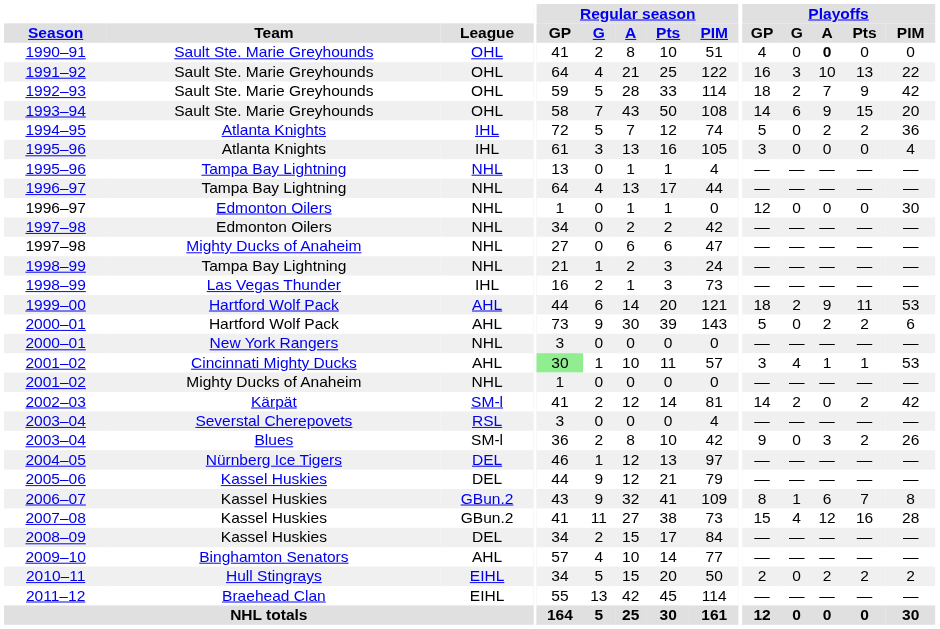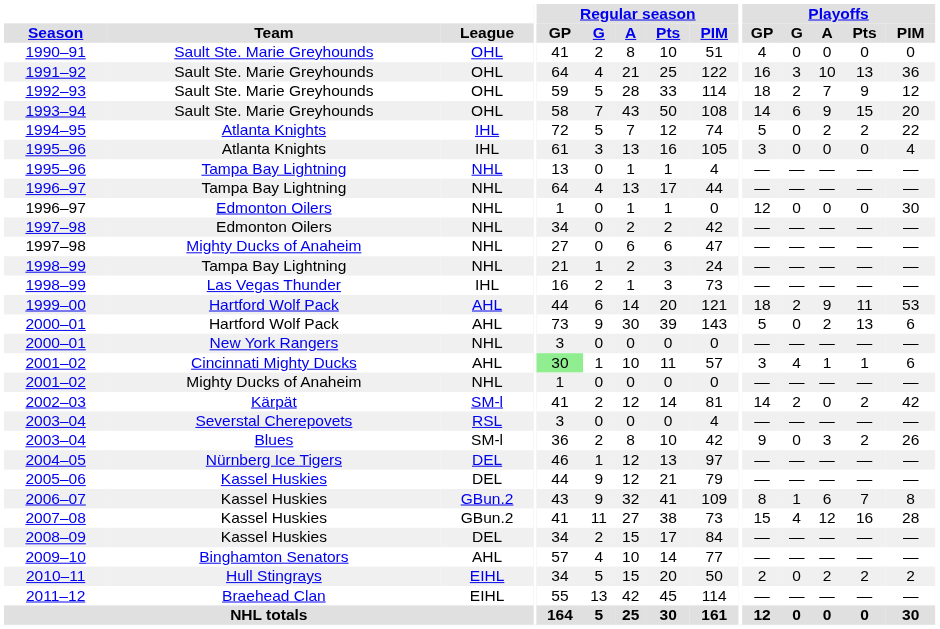(827, 52) bold -> (827, 52) normal
(911, 71) 22 -> (911, 71) 36
(911, 91) 42 -> (911, 91) 12
(911, 130) 36 -> (911, 130) 22
(865, 324) 2 -> (865, 324) 13
(911, 362) 53 -> (911, 362) 6
